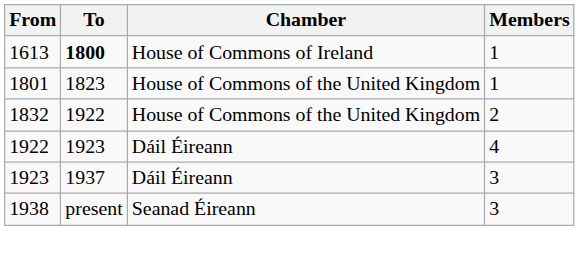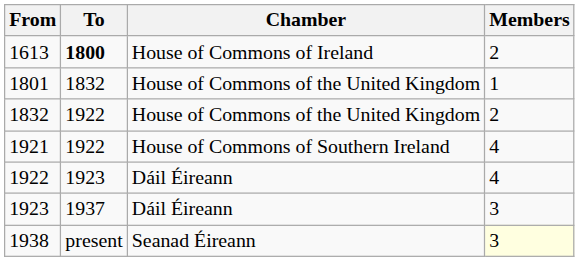(494, 51) 1 -> (494, 51) 2
(85, 83) 1823 -> (85, 83) 1832
+ row: (29, 146)
(494, 209) no background -> (494, 240) lightyellow background
